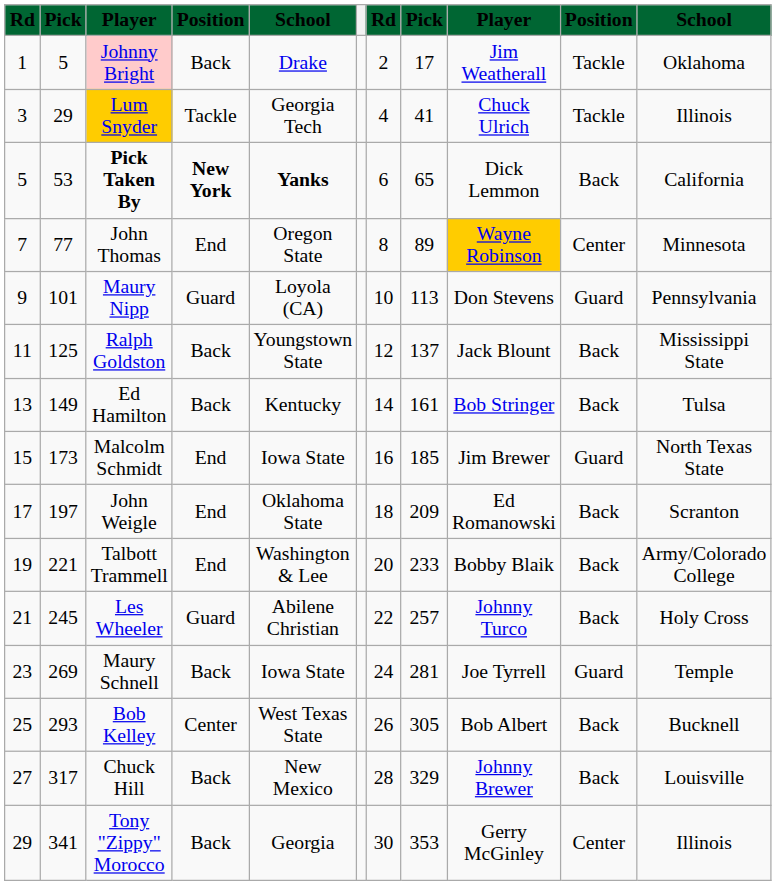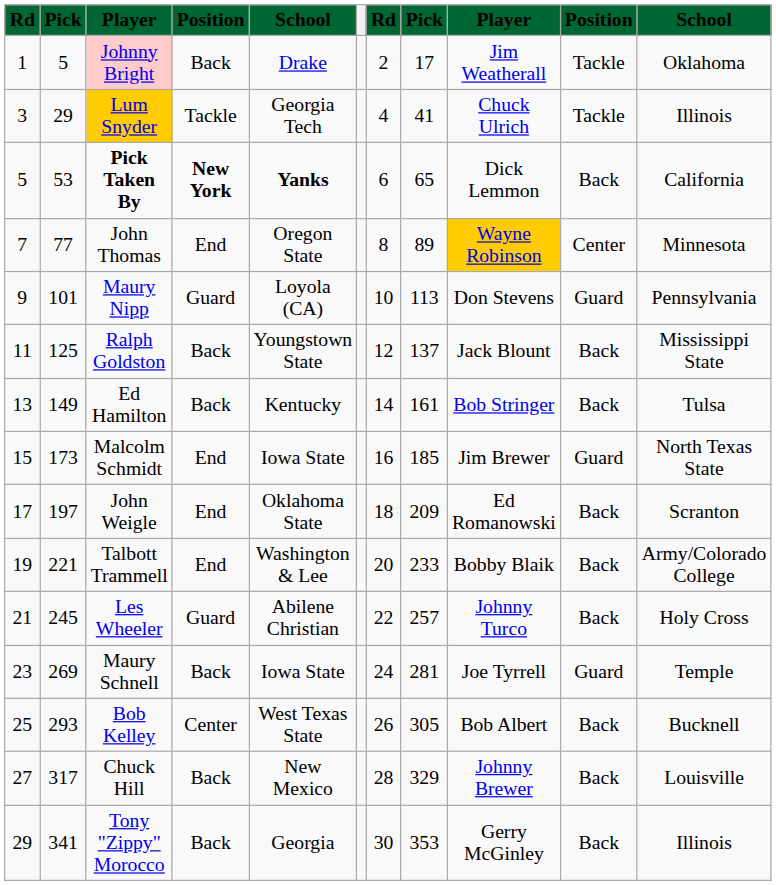(599, 842) Center -> (599, 842) Back
